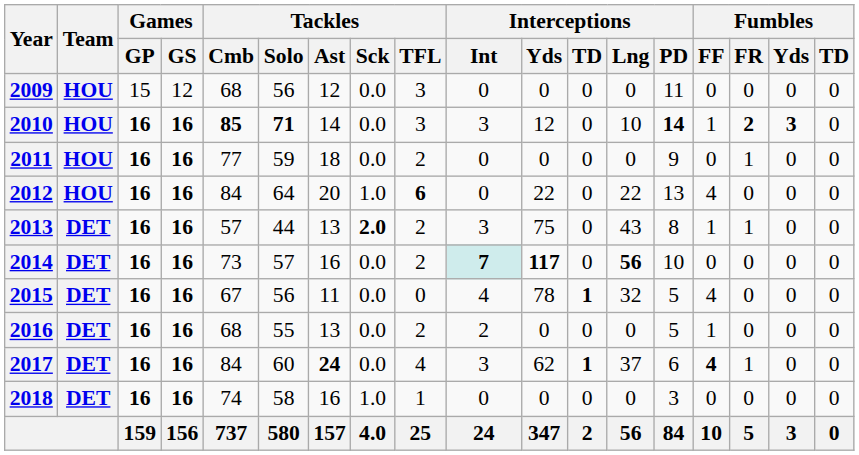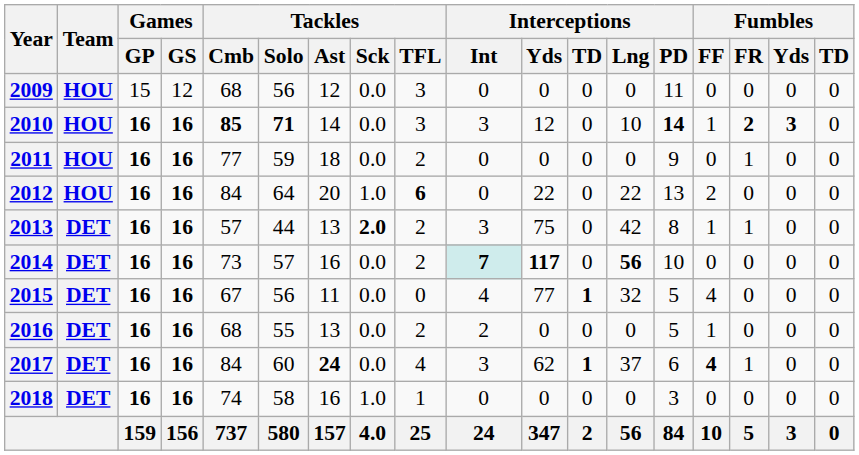(711, 192) 4 -> (711, 192) 2
(631, 227) 43 -> (631, 227) 42
(544, 295) 78 -> (544, 295) 77
